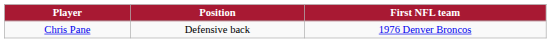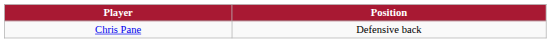- column: (425, 12)
